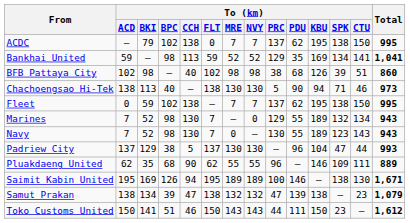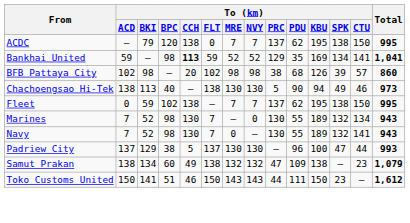(169, 42) 102 -> (169, 42) 120
(191, 58) normal -> (191, 58) bold
(191, 73) 40 -> (191, 73) 20
(362, 73) 51 -> (362, 73) 57
(340, 88) 71 -> (340, 88) 49
(276, 119) 129 -> (276, 119) 130
(340, 134) 123 -> (340, 134) 132
(362, 134) 143 -> (362, 134) 141
(319, 149) 104 -> (319, 149) 100
- row: (54, 165)
- row: (60, 180)
(169, 195) 39 -> (169, 165) 60
(191, 195) 47 -> (191, 165) 49
(297, 195) 139 -> (297, 165) 109
